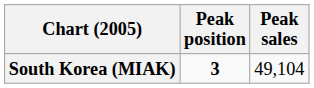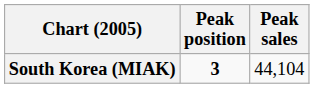(279, 68) 49,104 -> (279, 68) 44,104
